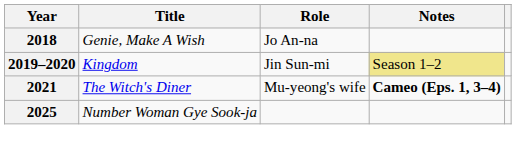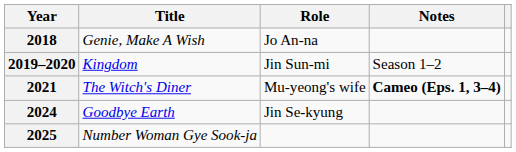(407, 64) khaki background -> (407, 64) no background
+ row: (42, 111)
